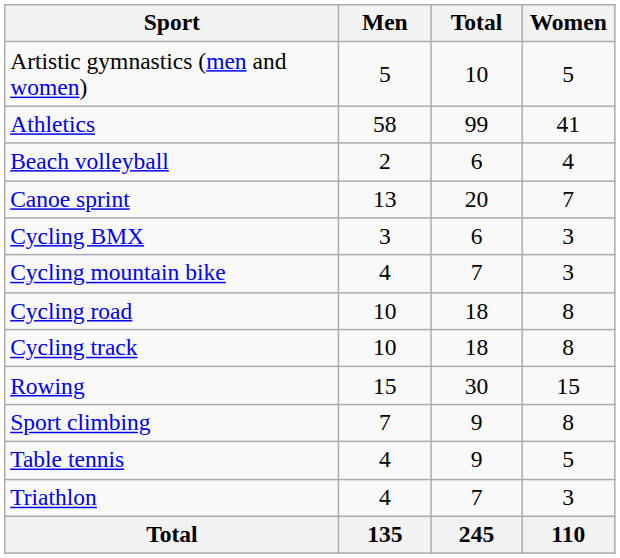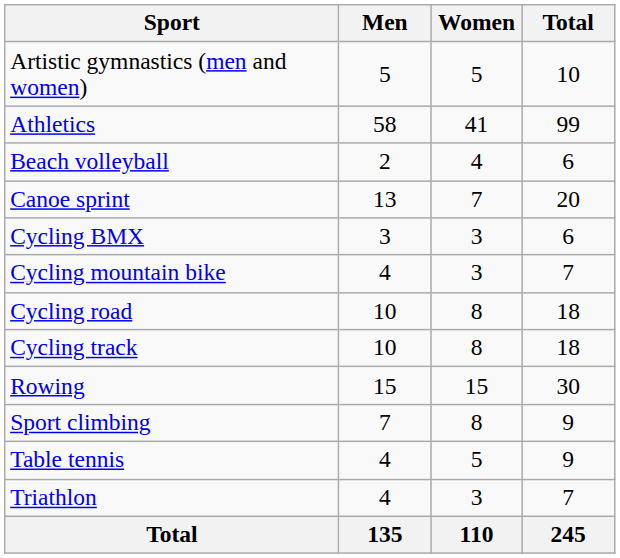columns swapped: (568, 23) <-> (477, 23)
